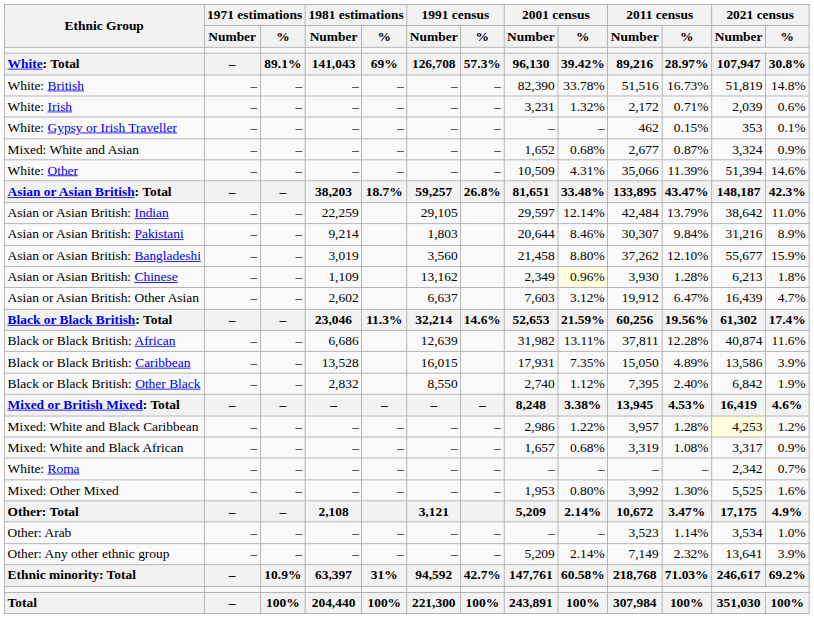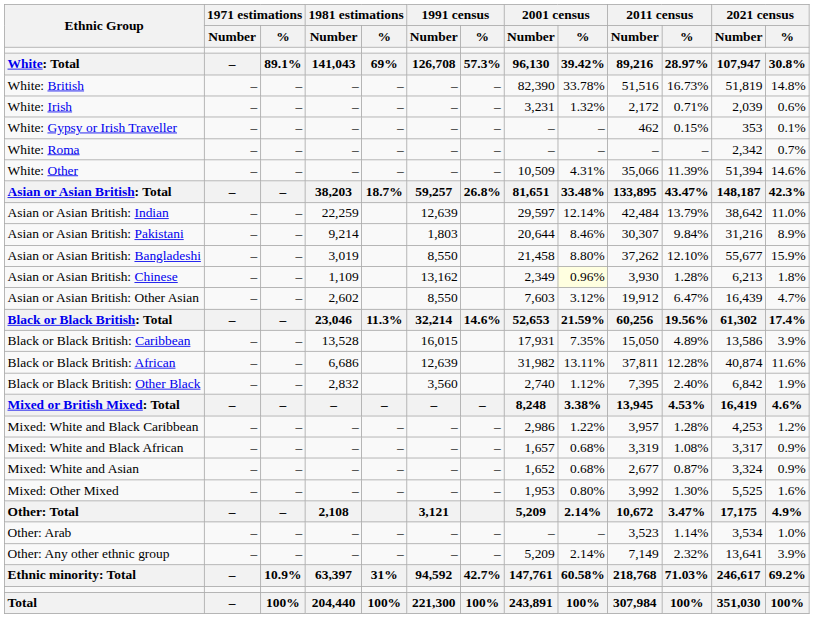rows swapped: (44, 468) <-> (73, 149)
(439, 213) 29,105 -> (439, 213) 12,639
(443, 255) 3,560 -> (443, 255) 8,550
(443, 298) 6,637 -> (443, 298) 8,550
rows swapped: (91, 341) <-> (99, 362)
(443, 383) 8,550 -> (443, 383) 3,560
(747, 426) lightyellow background -> (747, 426) no background
